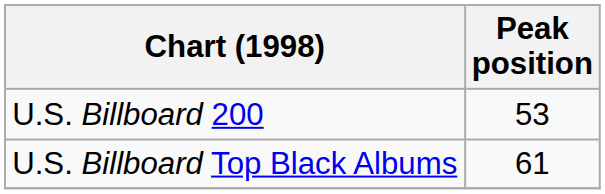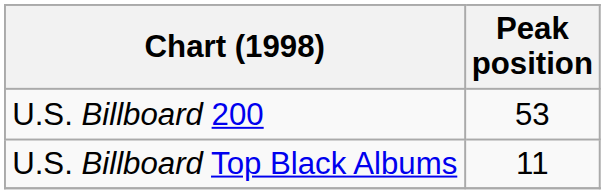(532, 163) 61 -> (532, 163) 11
